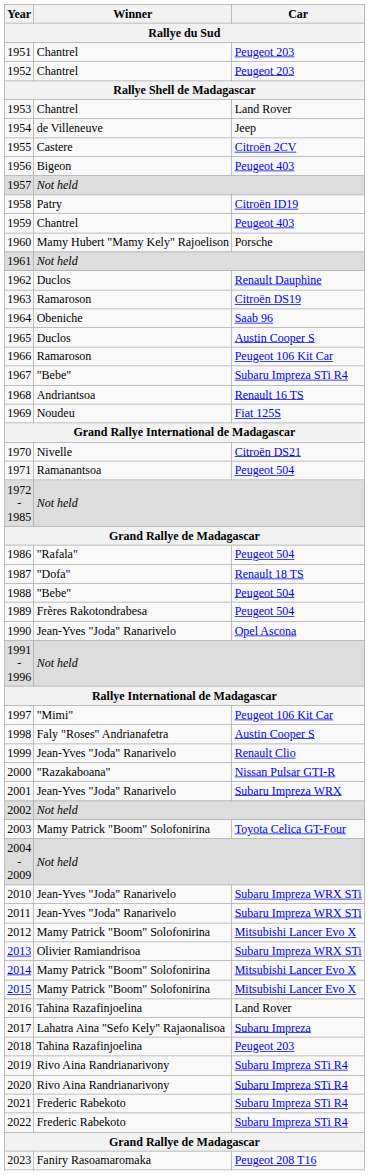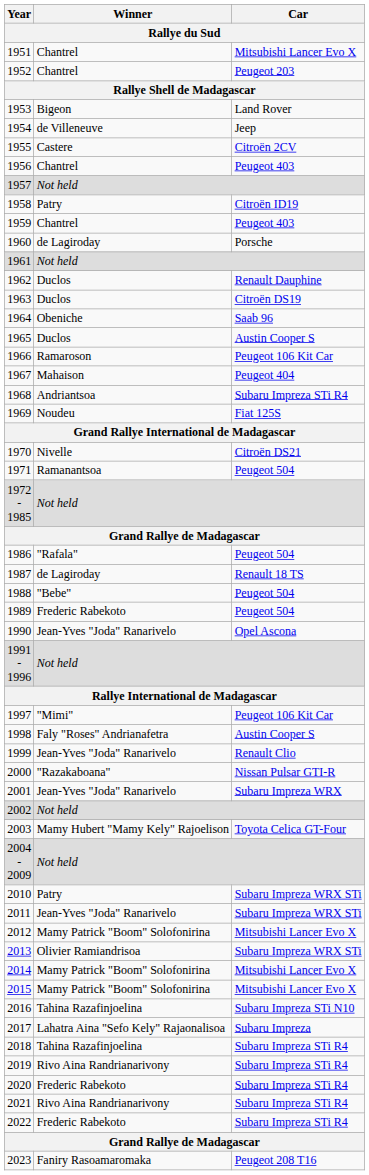(264, 52) Peugeot 203 -> (295, 52) Mitsubishi Lancer Evo X
(57, 109) Chantrel -> (54, 109) Bigeon
(54, 166) Bigeon -> (57, 166) Chantrel
(133, 242) Mamy Hubert "Mamy Kely" Rajoelison -> (68, 242) de Lagiroday
(64, 299) Ramaroson -> (54, 299) Duclos
(54, 375) "Bebe" -> (60, 375) Mahaison
(291, 375) Subaru Impreza STi R4 -> (264, 375) Peugeot 404
(269, 394) Renault 16 TS -> (291, 394) Subaru Impreza STi R4
(54, 573) "Dofa" -> (68, 573) de Lagiroday
(92, 611) Frères Rakotondrabesa -> (81, 611) Frederic Rabekoto
(123, 829) Mamy Patrick "Boom" Solofonirina -> (133, 829) Mamy Hubert "Mamy Kely" Rajoelison
(106, 894) Jean-Yves "Joda" Ranarivelo -> (49, 894) Patry
(263, 1008) Land Rover -> (295, 1008) Subaru Impreza STi N10
(264, 1046) Peugeot 203 -> (291, 1046) Subaru Impreza STi R4
(103, 1084) Rivo Aina Randrianarivony -> (81, 1084) Frederic Rabekoto
(81, 1103) Frederic Rabekoto -> (103, 1103) Rivo Aina Randrianarivony
